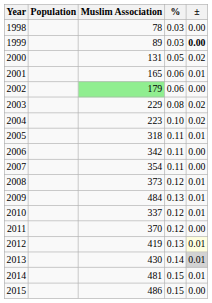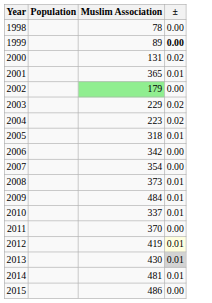- column: (175, 12)
(155, 74) 165 -> (155, 74) 365
